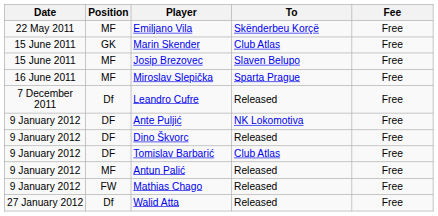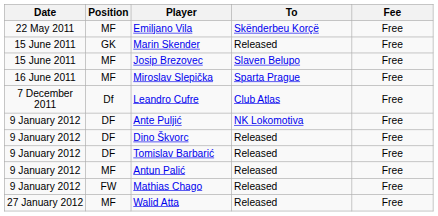(257, 45) Club Atlas -> (256, 45) Released
(256, 99) Released -> (257, 99) Club Atlas
(257, 154) Club Atlas -> (256, 154) Released
(108, 202) Df -> (108, 202) MF
